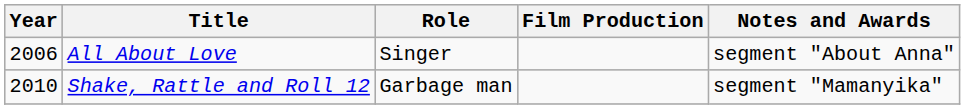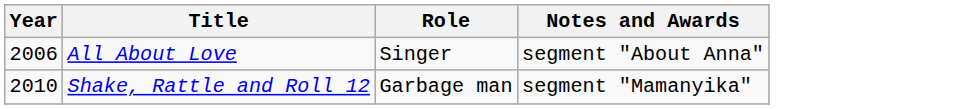- column: (613, 21)
